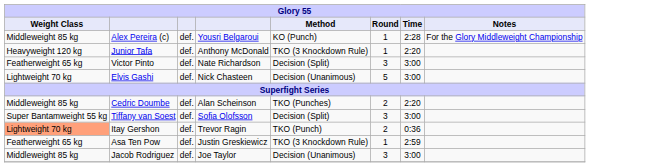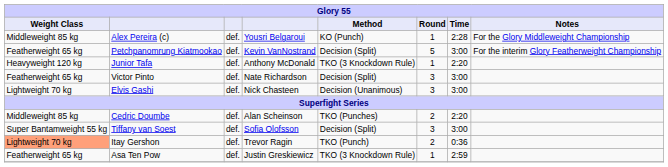+ row: (167, 50)
(385, 77) 5 -> (432, 90) 3
- row: (143, 155)
